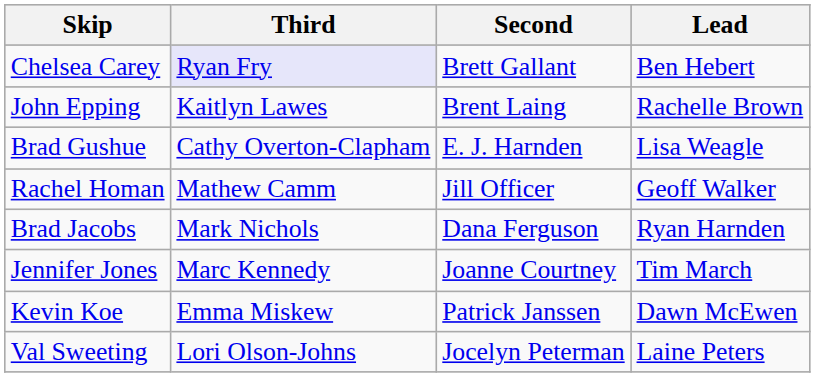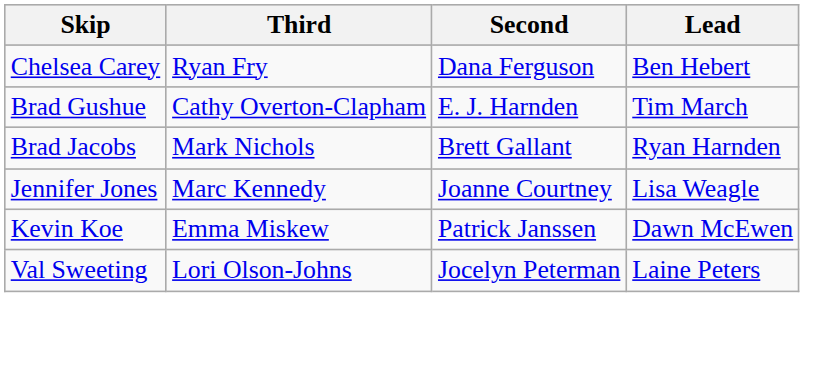(224, 65) lavender background -> (220, 65) no background
(509, 65) Brett Gallant -> (516, 65) Dana Ferguson
- row: (76, 106)
(700, 147) Lisa Weagle -> (690, 106) Tim March
- row: (88, 188)
(520, 229) Dana Ferguson -> (505, 147) Brett Gallant
(694, 270) Tim March -> (696, 188) Lisa Weagle
